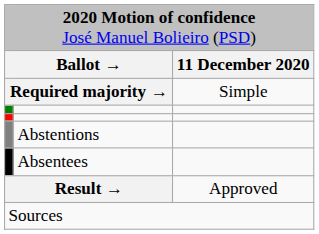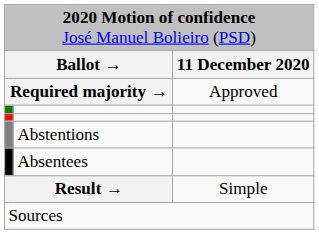(243, 91) Simple -> (243, 91) Approved
(243, 188) Approved -> (243, 188) Simple
